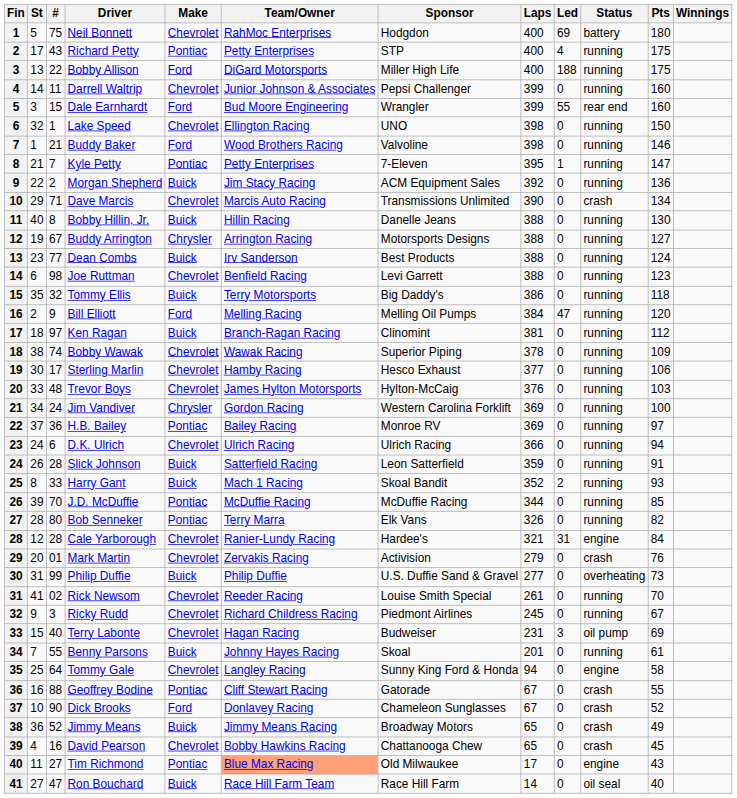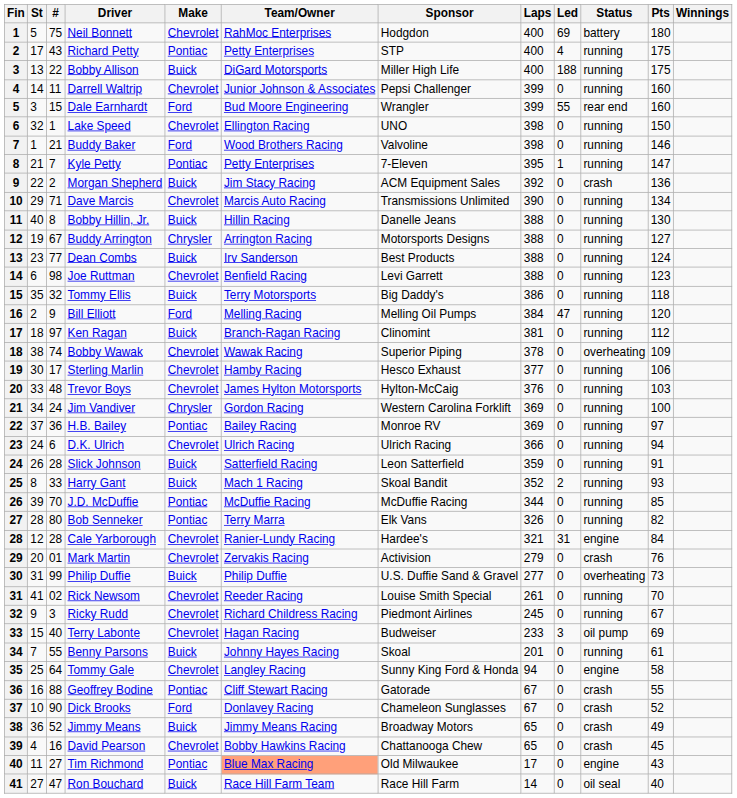(180, 70) Ford -> (182, 70) Buick
(603, 182) running -> (598, 182) crash
(598, 201) crash -> (603, 201) running
(603, 351) running -> (614, 351) overheating
(534, 633) 231 -> (534, 633) 233
